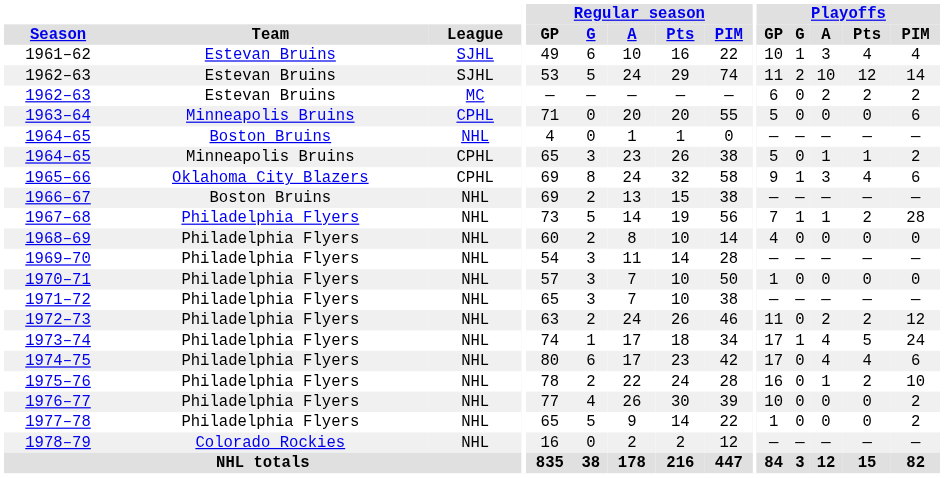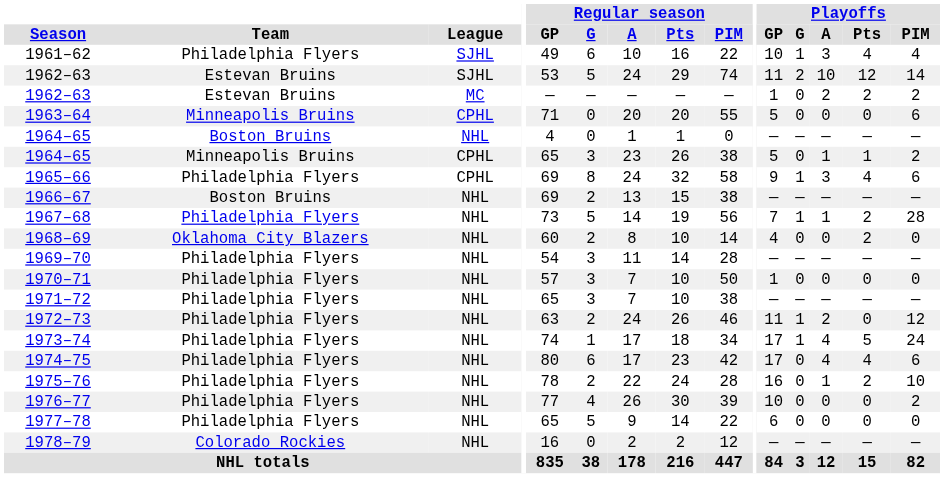(270, 55) Estevan Bruins -> (270, 55) Philadelphia Flyers
(774, 96) 6 -> (774, 96) 1
(270, 177) Oklahoma City Blazers -> (270, 177) Philadelphia Flyers
(270, 239) Philadelphia Flyers -> (270, 239) Oklahoma City Blazers
(867, 239) 0 -> (867, 239) 2
(800, 320) 0 -> (800, 320) 1
(867, 320) 2 -> (867, 320) 0
(774, 422) 1 -> (774, 422) 6
(916, 422) 2 -> (916, 422) 0
